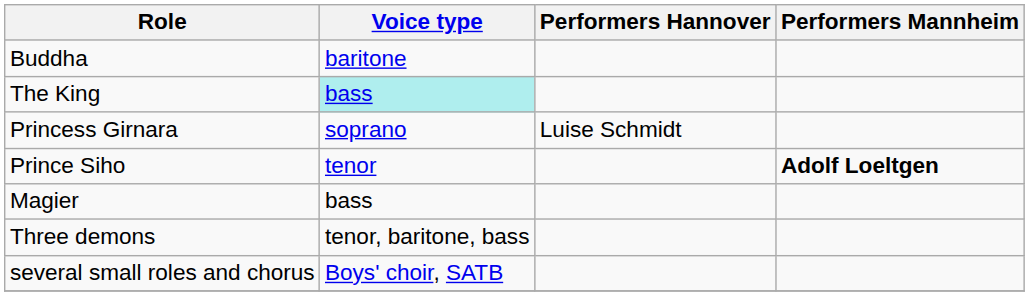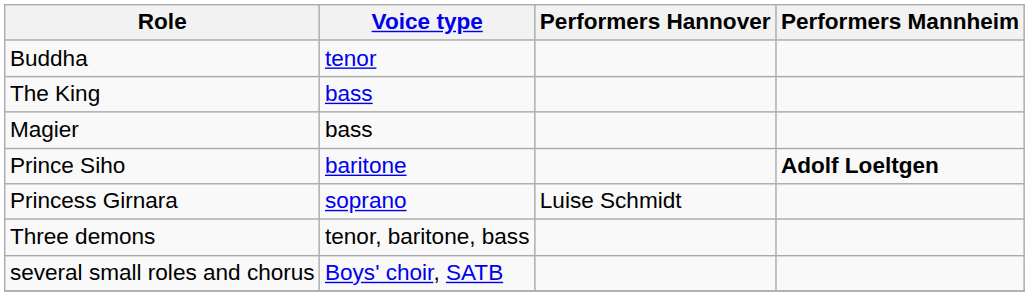(366, 58) baritone -> (351, 58) tenor
(349, 93) paleturquoise background -> (349, 93) no background
rows swapped: (94, 129) <-> (44, 201)
(351, 165) tenor -> (366, 165) baritone
